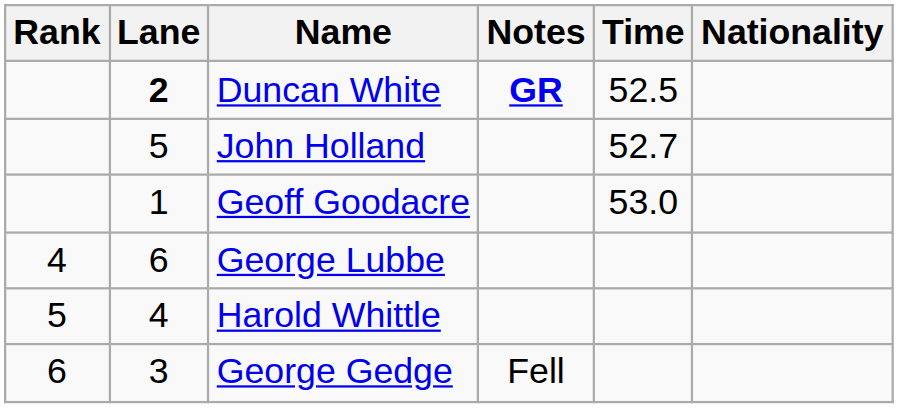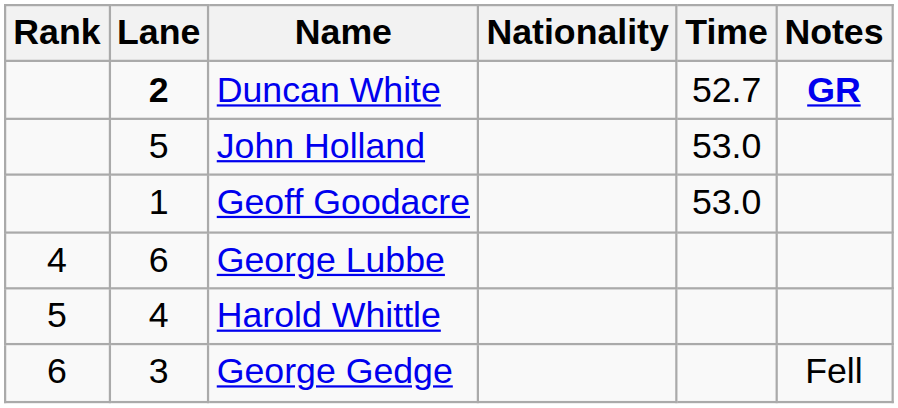columns swapped: (792, 32) <-> (536, 32)
(643, 89) 52.5 -> (727, 89) 52.7
(643, 145) 52.7 -> (727, 145) 53.0
